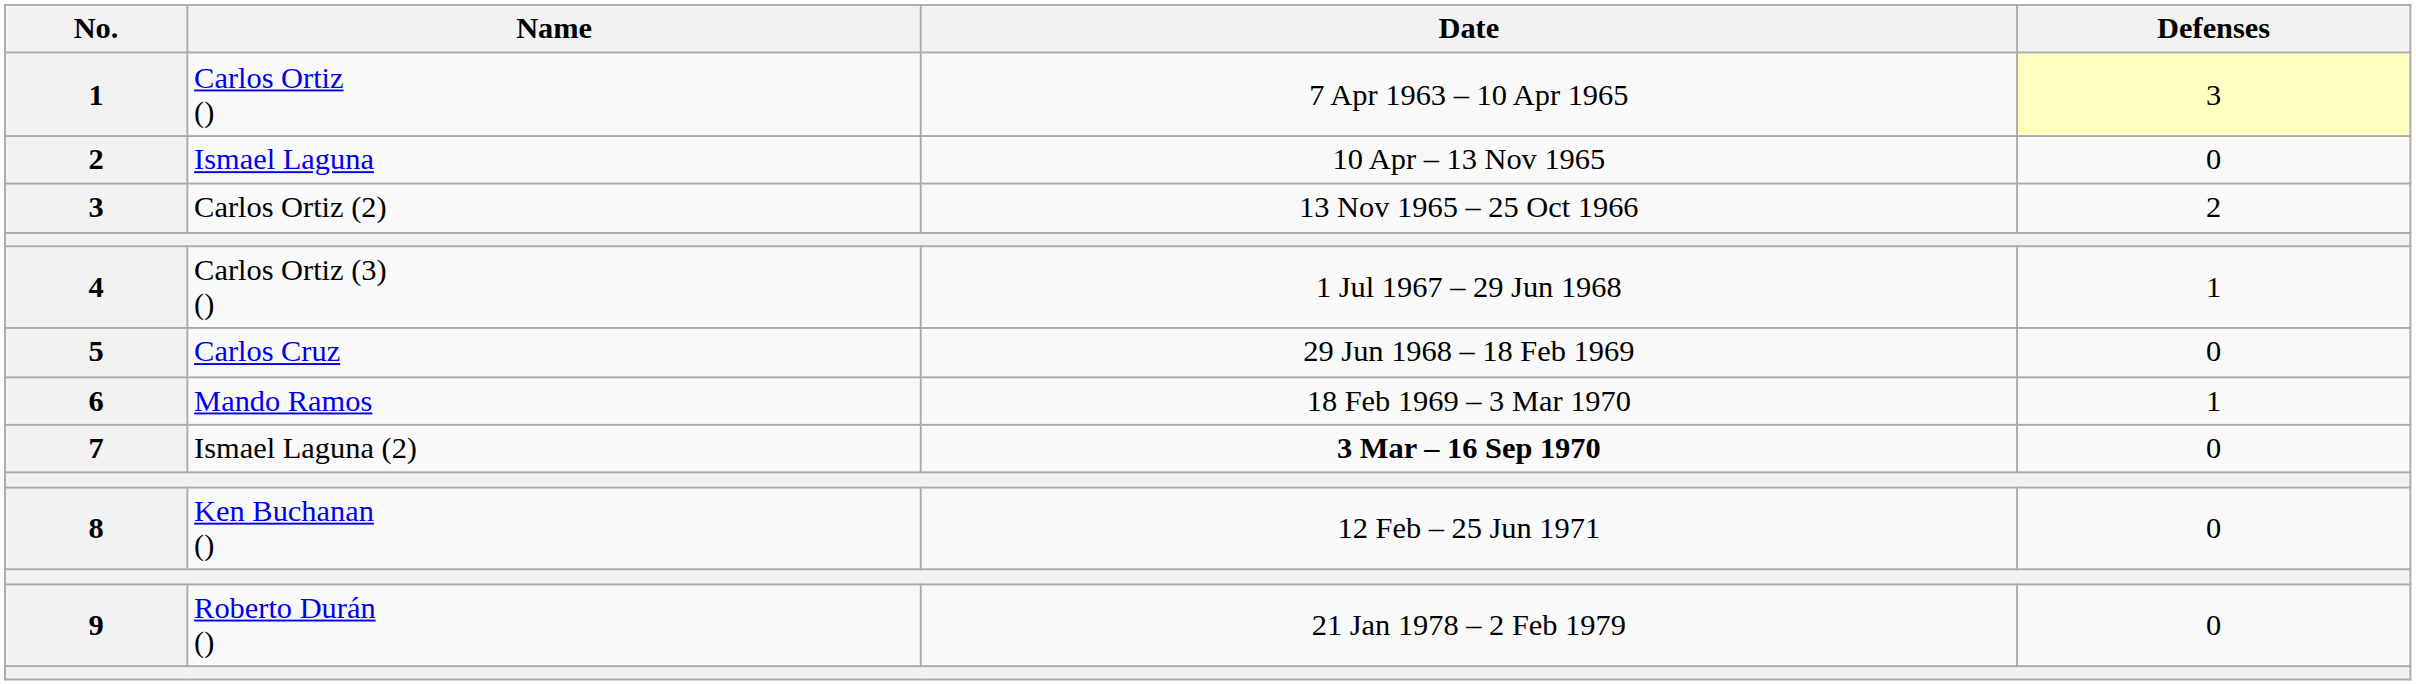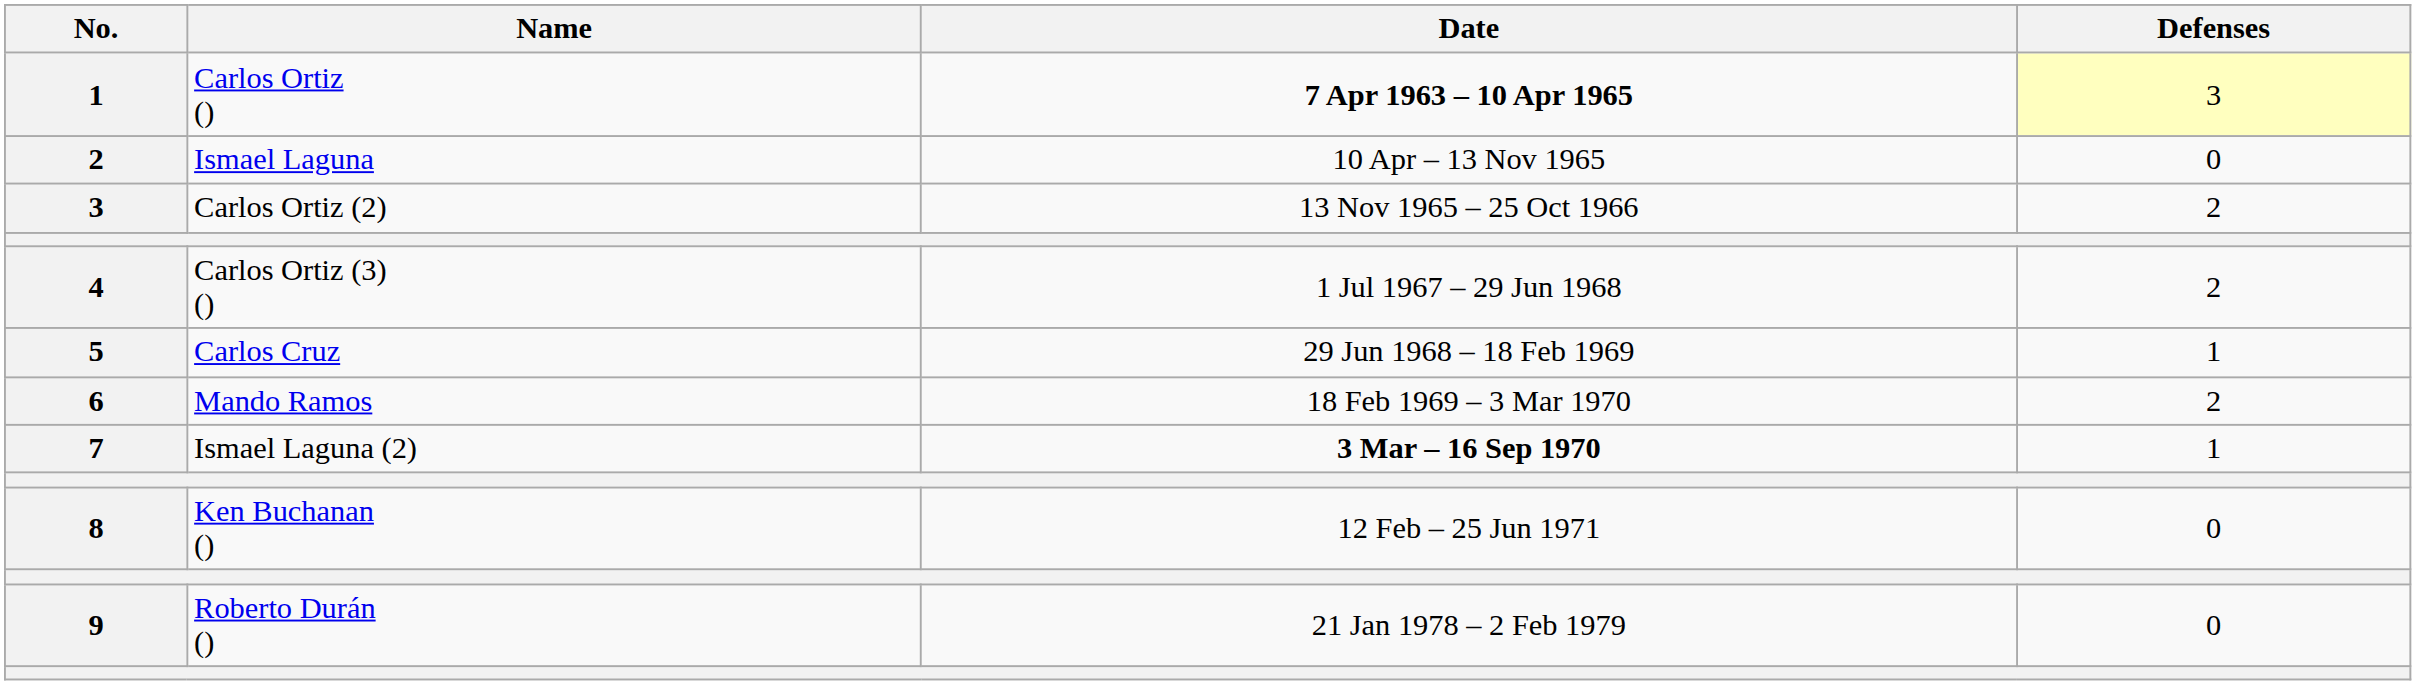(1469, 93) normal -> (1469, 93) bold
(2214, 286) 1 -> (2214, 286) 2
(2214, 352) 0 -> (2214, 352) 1
(2214, 400) 1 -> (2214, 400) 2
(2214, 448) 0 -> (2214, 448) 1
